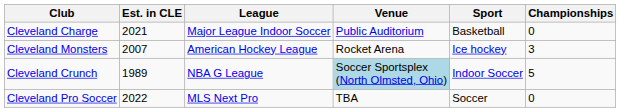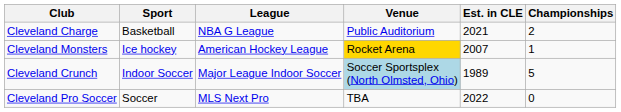columns swapped: (488, 13) <-> (152, 13)
(259, 31) Major League Indoor Soccer -> (236, 31) NBA G League
(531, 31) 0 -> (531, 31) 2
(370, 49) no background -> (381, 49) gold background
(531, 49) 3 -> (531, 49) 1
(225, 73) NBA G League -> (270, 73) Major League Indoor Soccer
